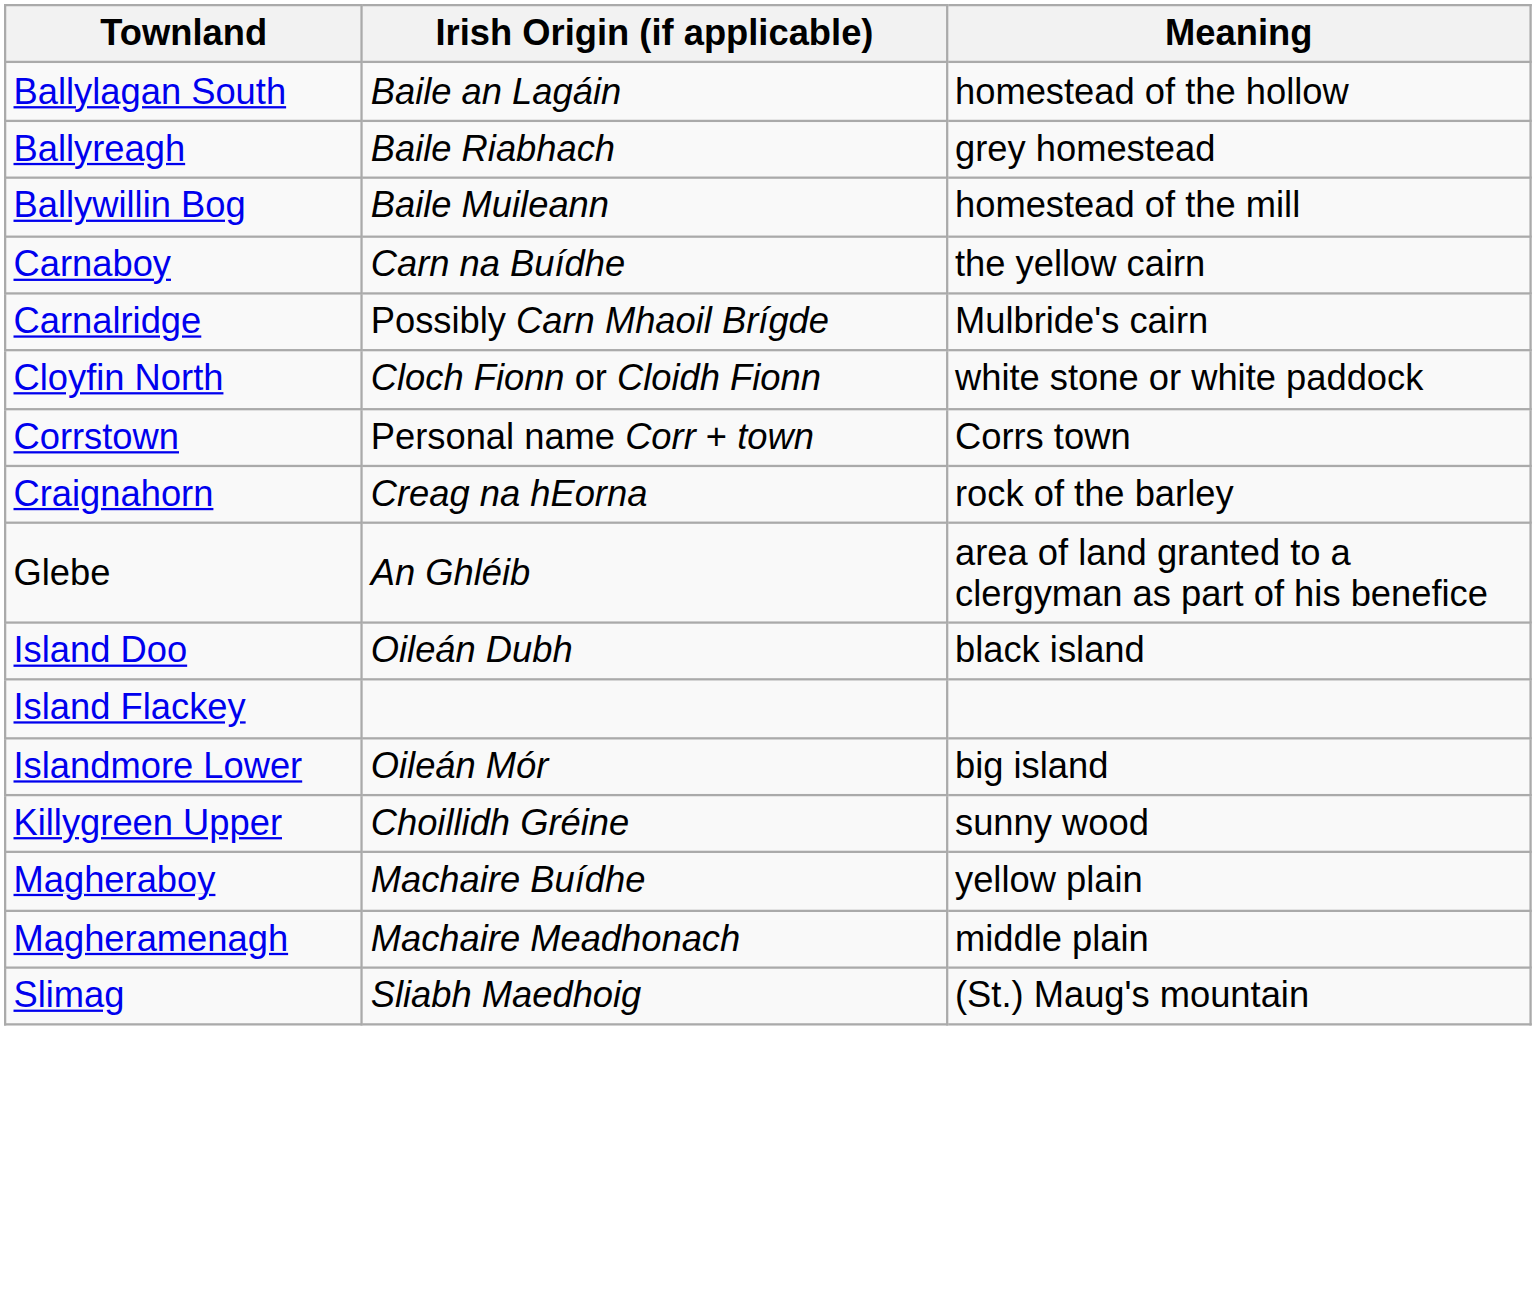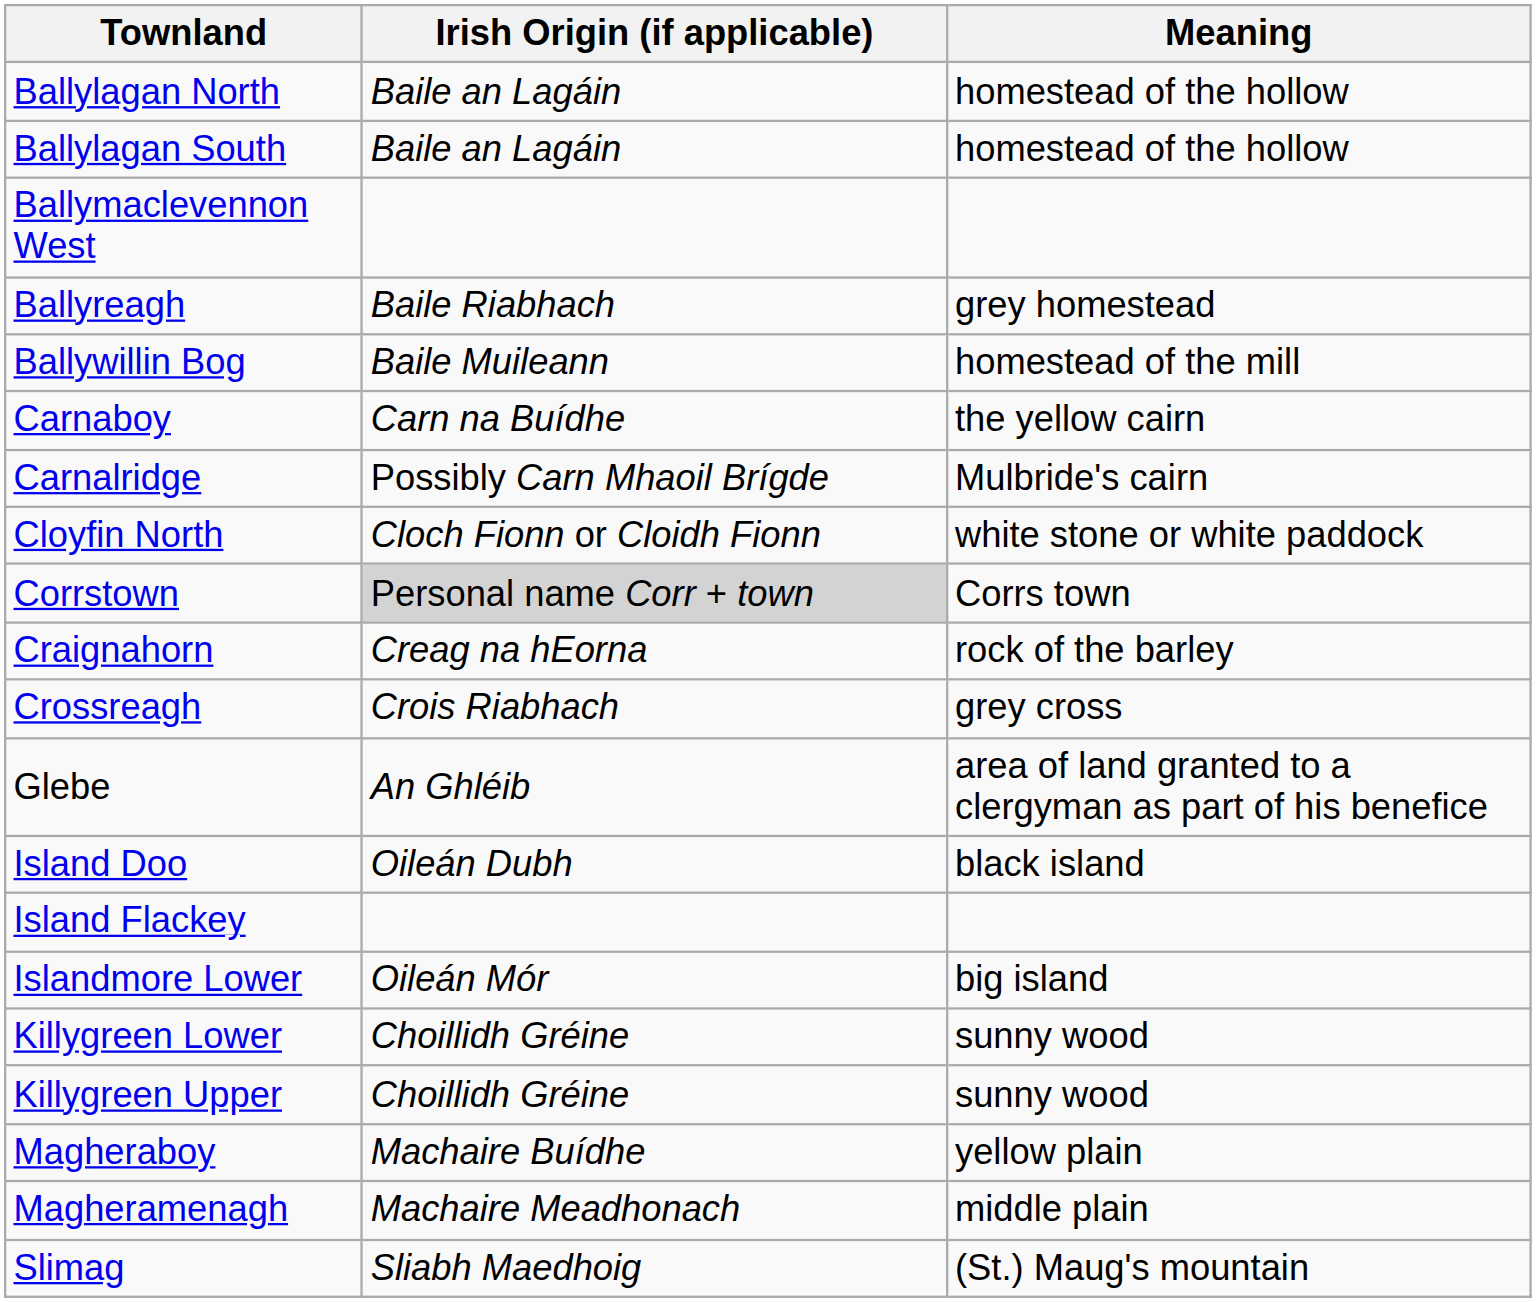+ row: (147, 90)
+ row: (161, 226)
(592, 436) no background -> (592, 592) lightgrey background
+ row: (107, 707)
+ row: (148, 1036)
